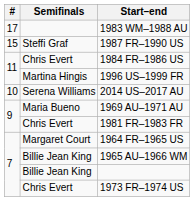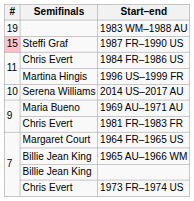(12, 28) 17 -> (12, 28) 19
(12, 44) no background -> (12, 44) pink background
